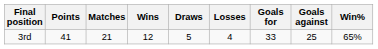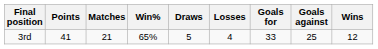columns swapped: (148, 17) <-> (352, 17)
